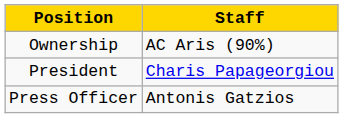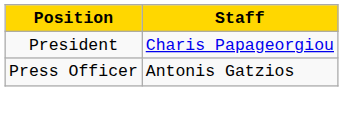- row: (73, 45)
